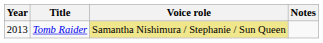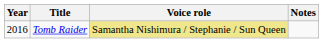(17, 29) 2013 -> (17, 29) 2016
